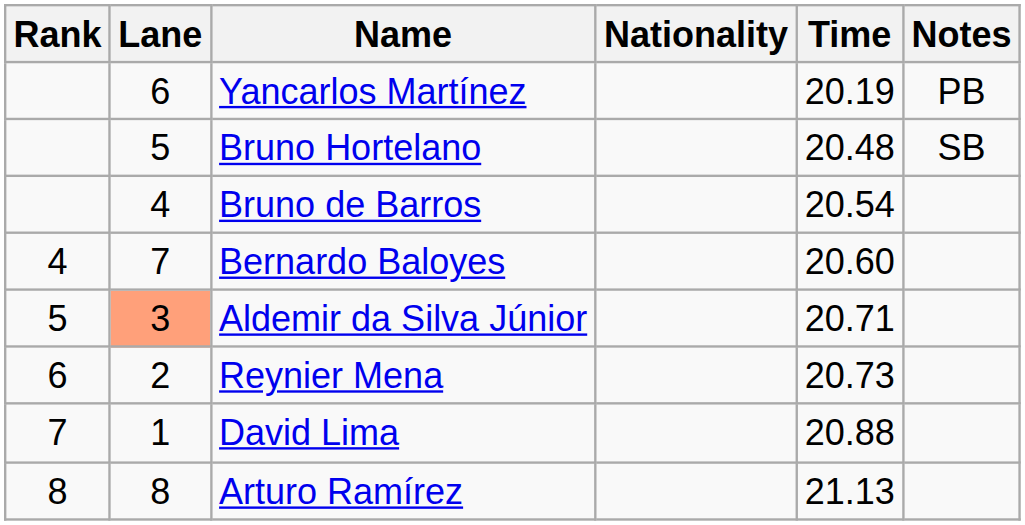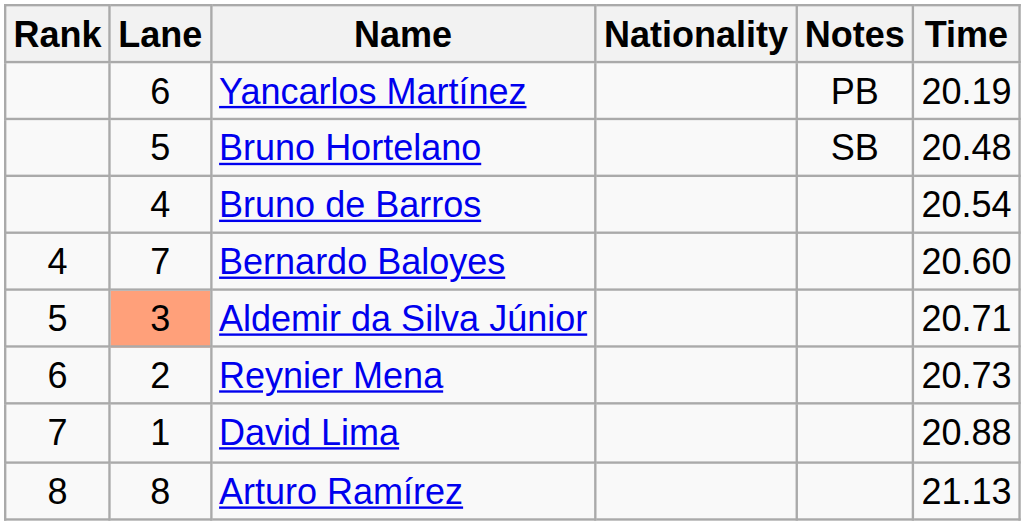columns swapped: (850, 34) <-> (962, 34)
